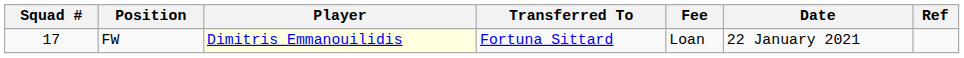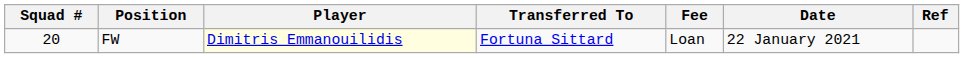(51, 41) 17 -> (51, 41) 20
